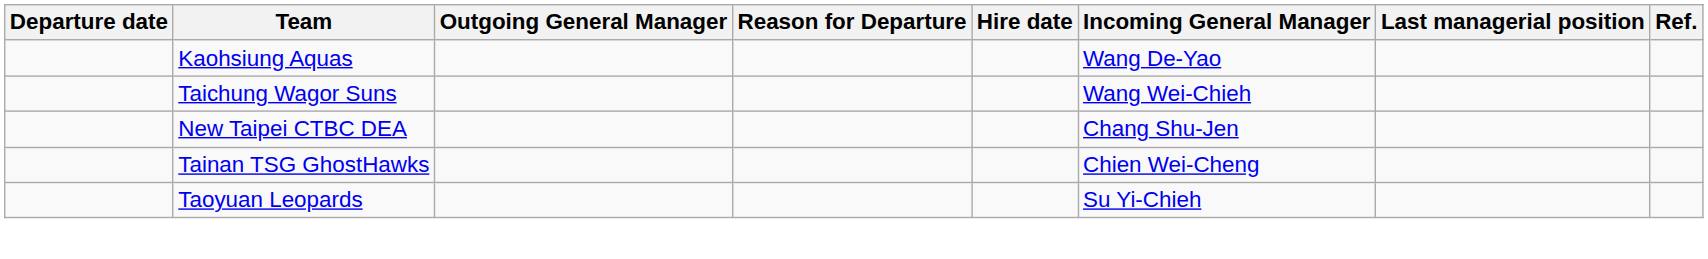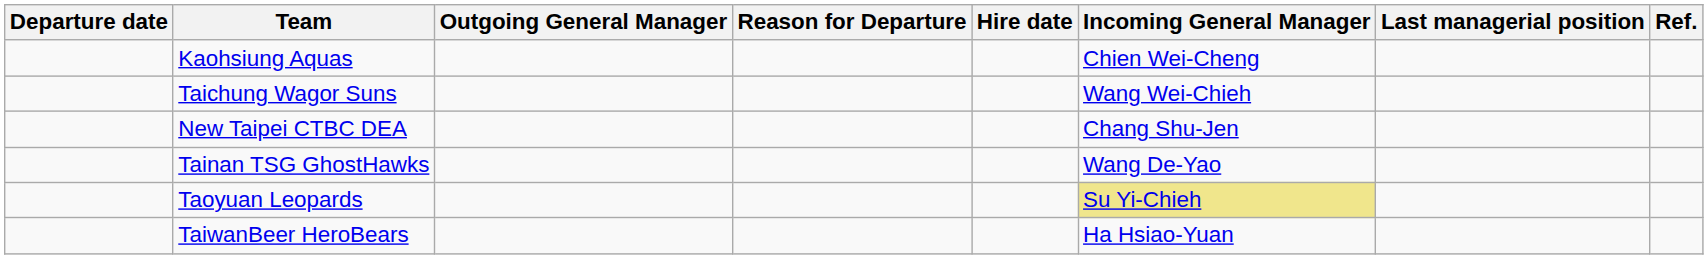(1152, 57) Wang De-Yao -> (1171, 57) Chien Wei-Cheng
(1171, 164) Chien Wei-Cheng -> (1152, 164) Wang De-Yao
(1142, 199) no background -> (1142, 199) khaki background
+ row: (293, 235)
